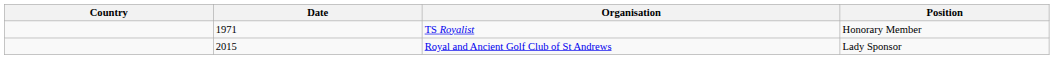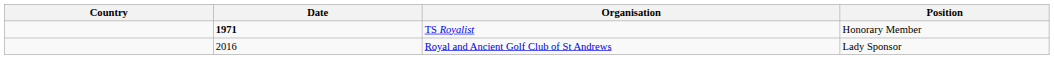(226, 29) normal -> (226, 29) bold
(226, 46) 2015 -> (226, 46) 2016
